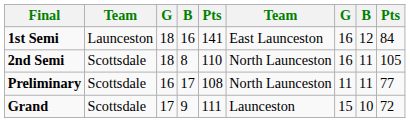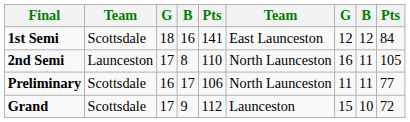(120, 38) Launceston -> (117, 38) Scottsdale
(345, 38) 16 -> (345, 38) 12
(117, 60) Scottsdale -> (120, 60) Launceston
(167, 60) 18 -> (167, 60) 17
(212, 83) 108 -> (212, 83) 106
(212, 106) 111 -> (212, 106) 112
